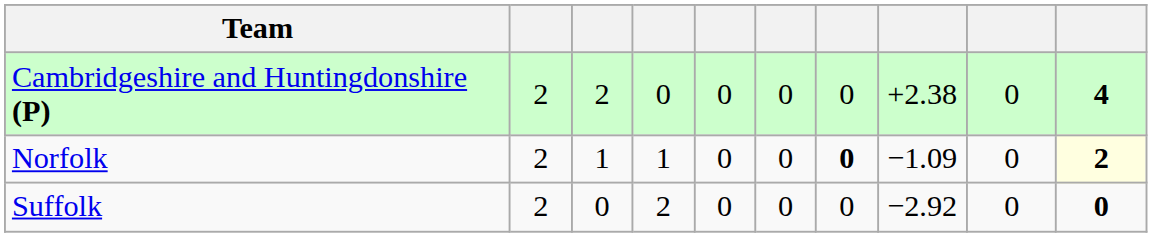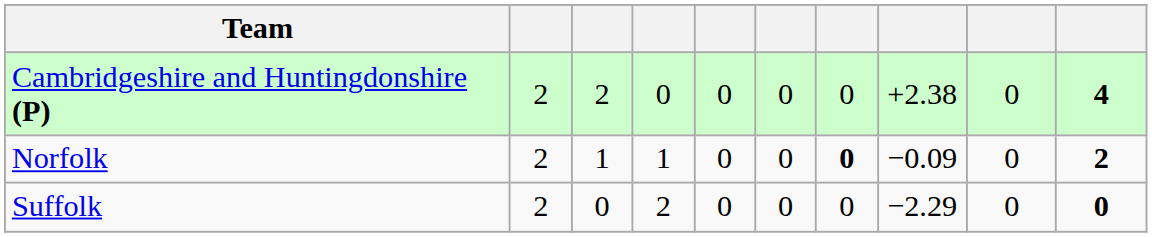(922, 158) −1.09 -> (922, 158) −0.09
(1101, 158) lightyellow background -> (1101, 158) no background
(922, 206) −2.92 -> (922, 206) −2.29
